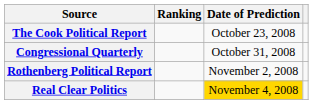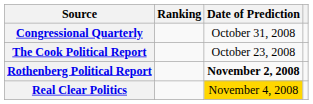rows swapped: (79, 33) <-> (79, 52)
(253, 71) normal -> (253, 71) bold
